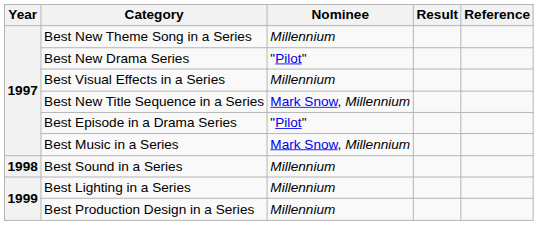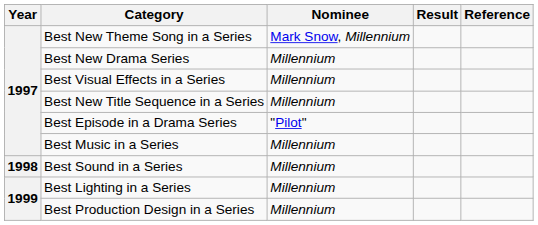(303, 36) Millennium -> (340, 36) Mark Snow, Millennium
(288, 58) "Pilot" -> (303, 58) Millennium
(340, 101) Mark Snow, Millennium -> (303, 101) Millennium
(340, 144) Mark Snow, Millennium -> (303, 144) Millennium
